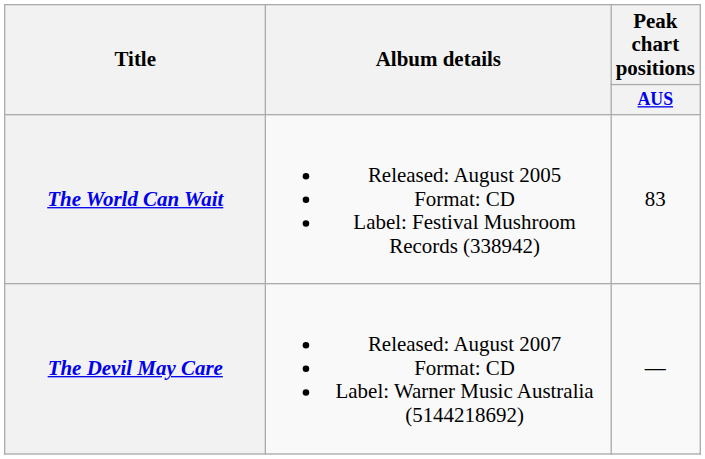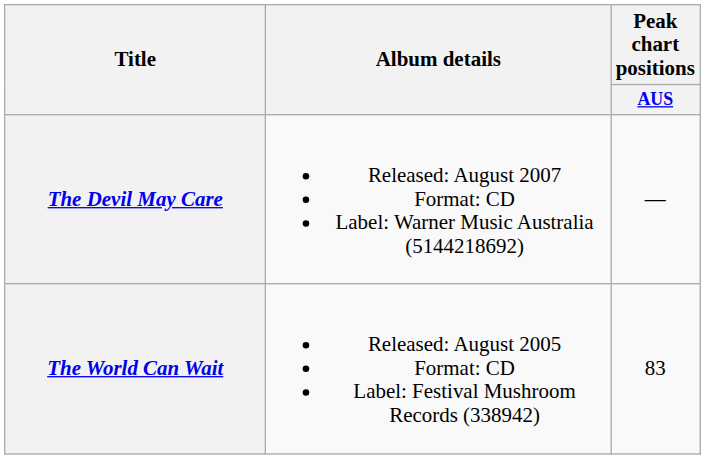rows swapped: (135, 199) <-> (135, 368)
